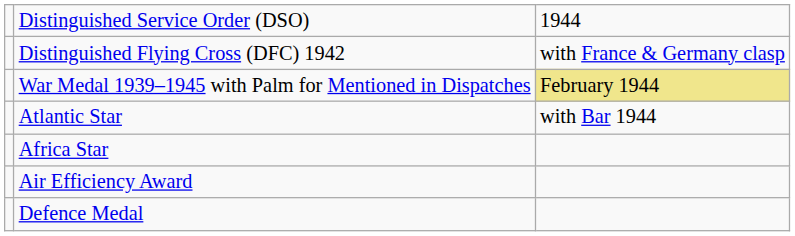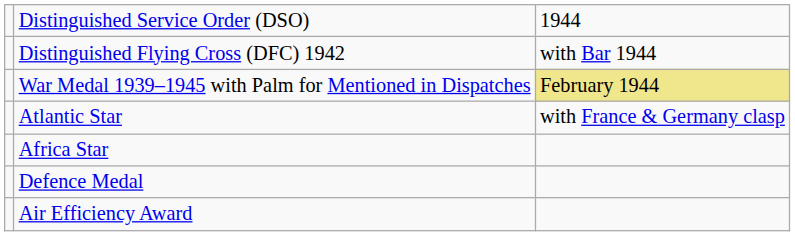(662, 52) with France & Germany clasp -> (598, 52) with Bar 1944
(598, 117) with Bar 1944 -> (662, 117) with France & Germany clasp
rows swapped: (81, 213) <-> (106, 181)
